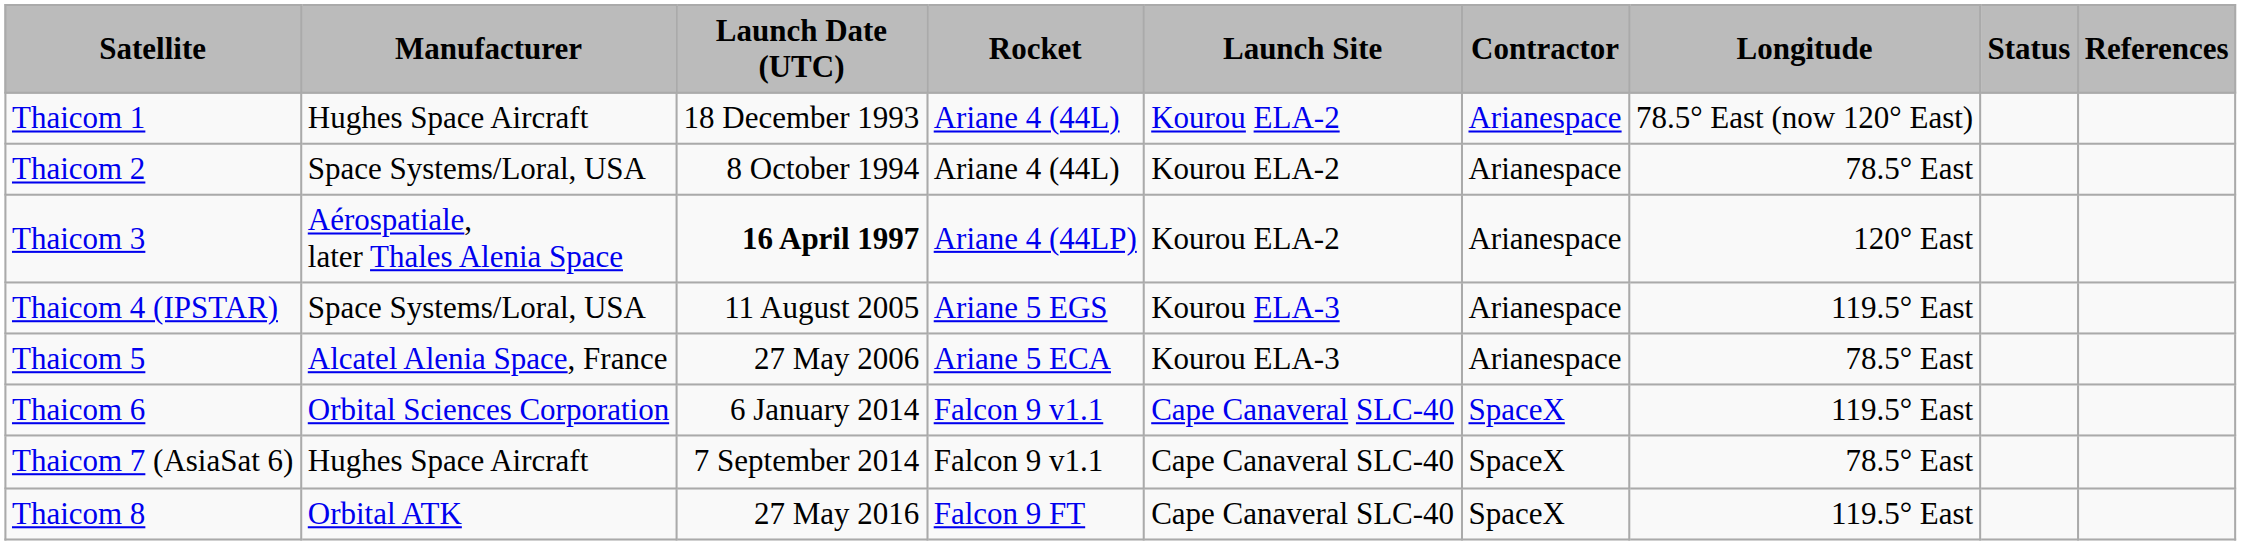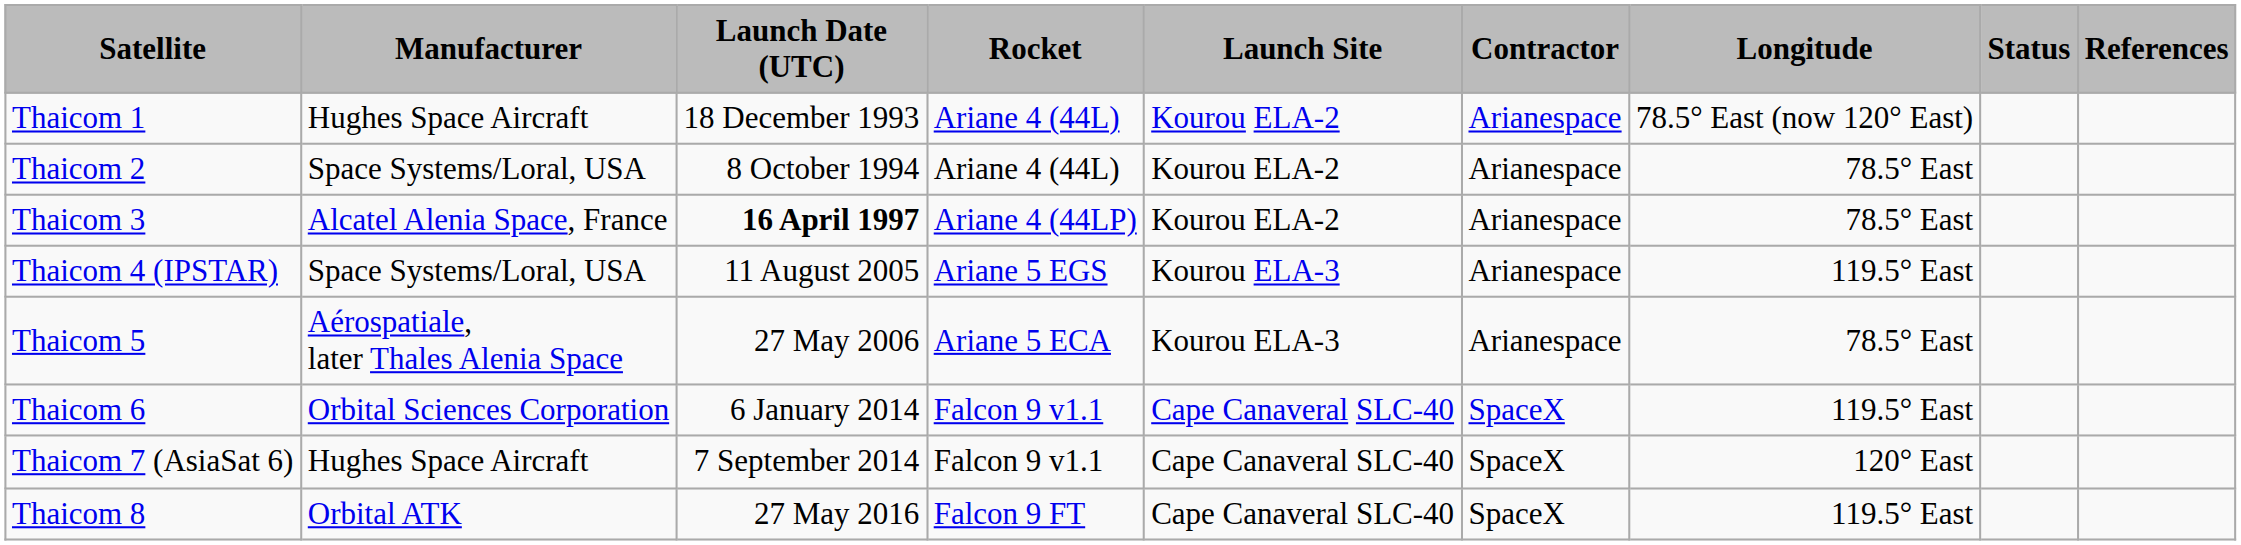(465, 238) Aérospatiale, later Thales Alenia Space -> (488, 220) Alcatel Alenia Space, France
(1913, 238) 120° East -> (1909, 220) 78.5° East
(488, 359) Alcatel Alenia Space, France -> (465, 340) Aérospatiale, later Thales Alenia Space
(1909, 461) 78.5° East -> (1913, 461) 120° East
